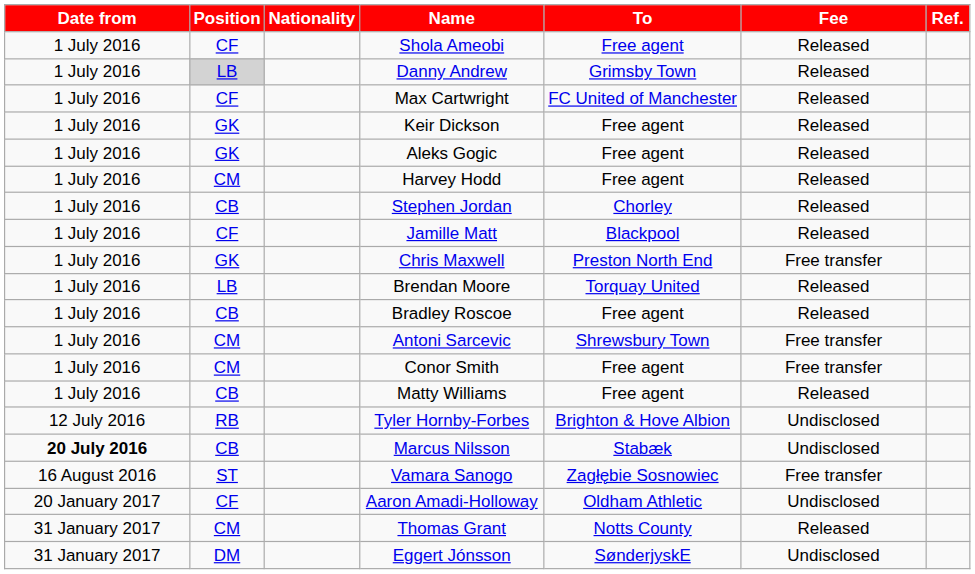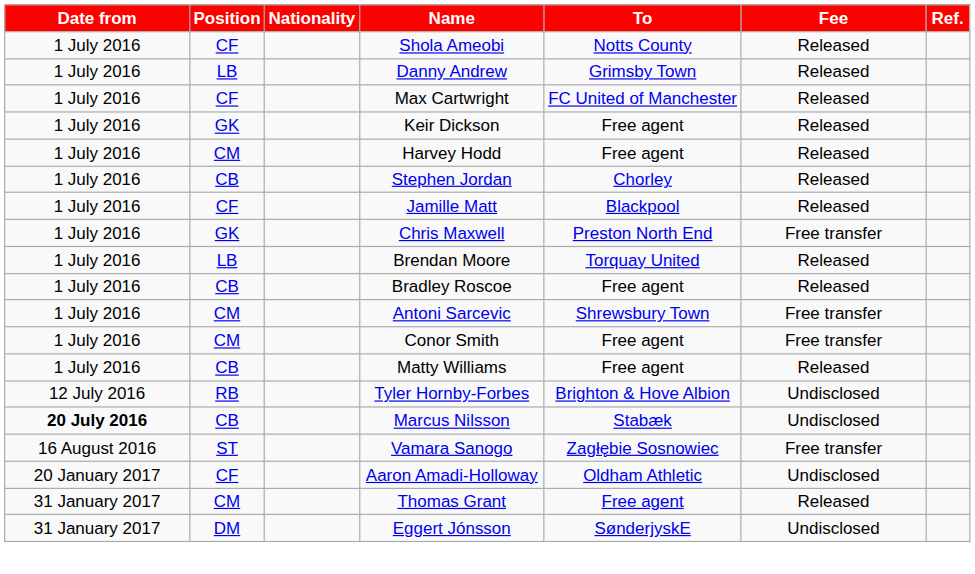(643, 45) Free agent -> (643, 45) Notts County
(227, 72) lightgrey background -> (227, 72) no background
- row: (452, 153)
(643, 528) Notts County -> (643, 502) Free agent
